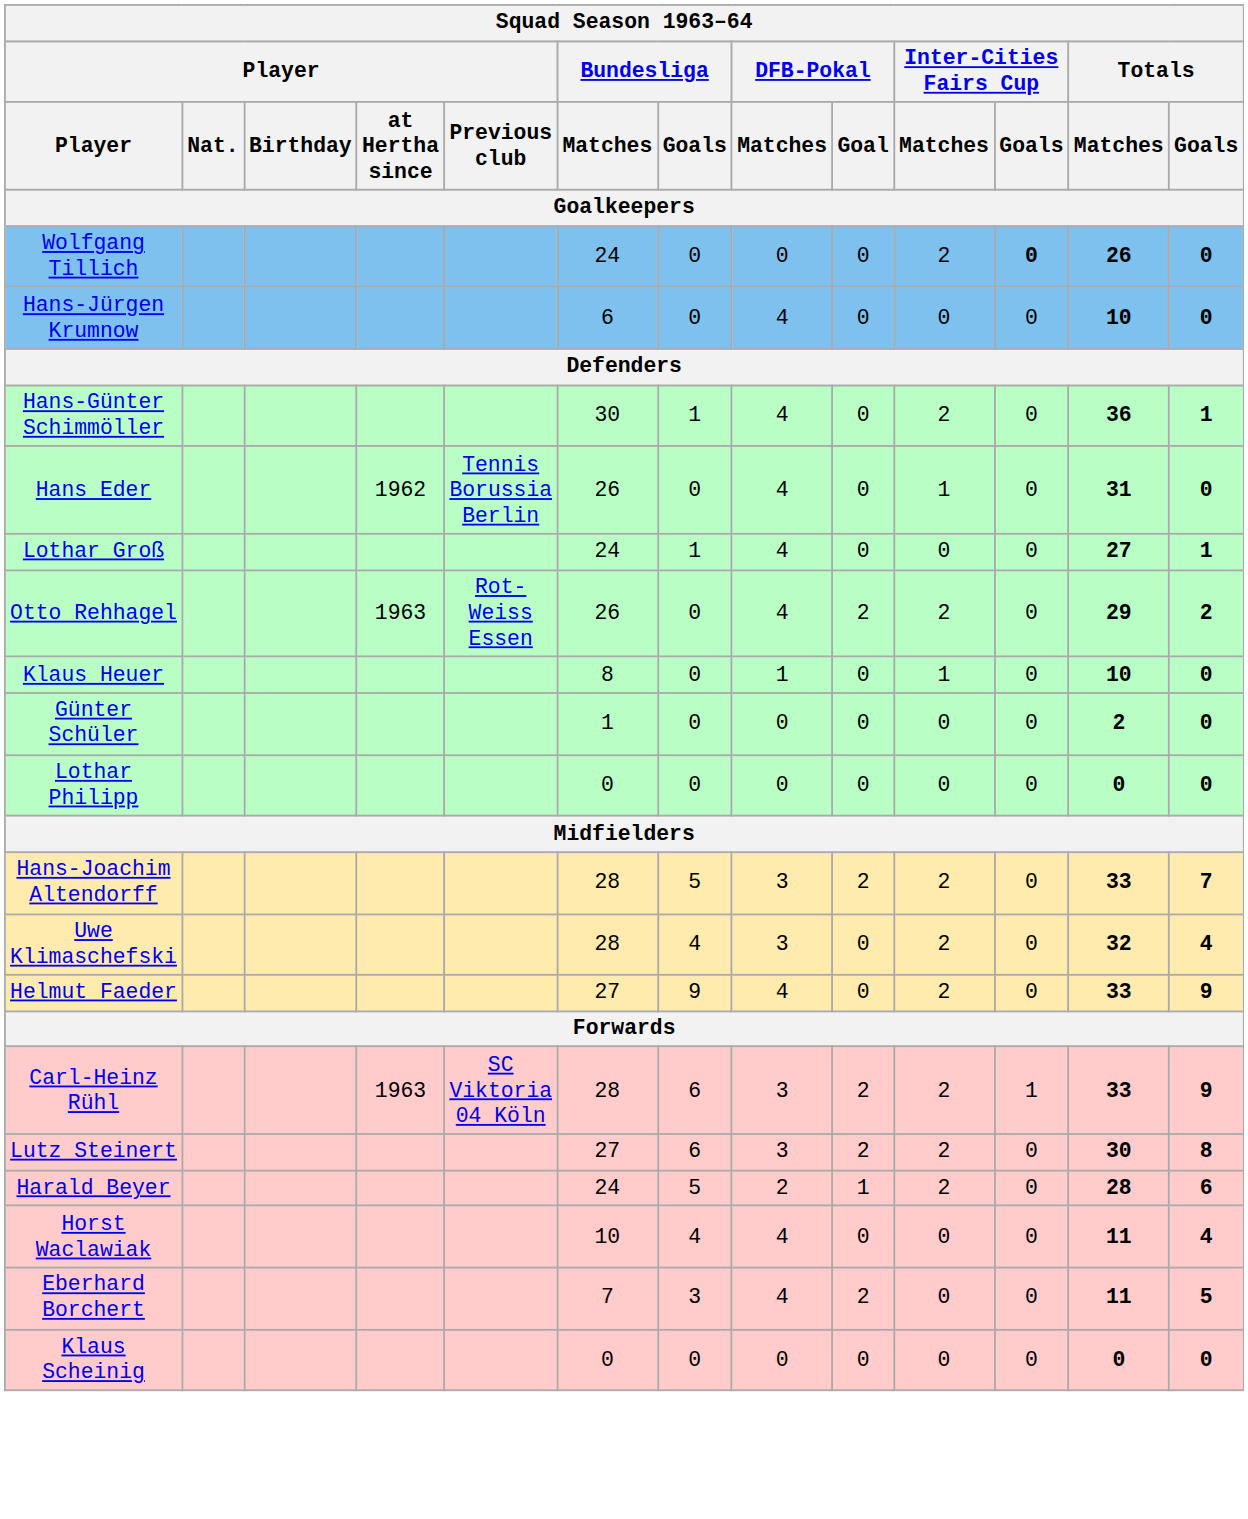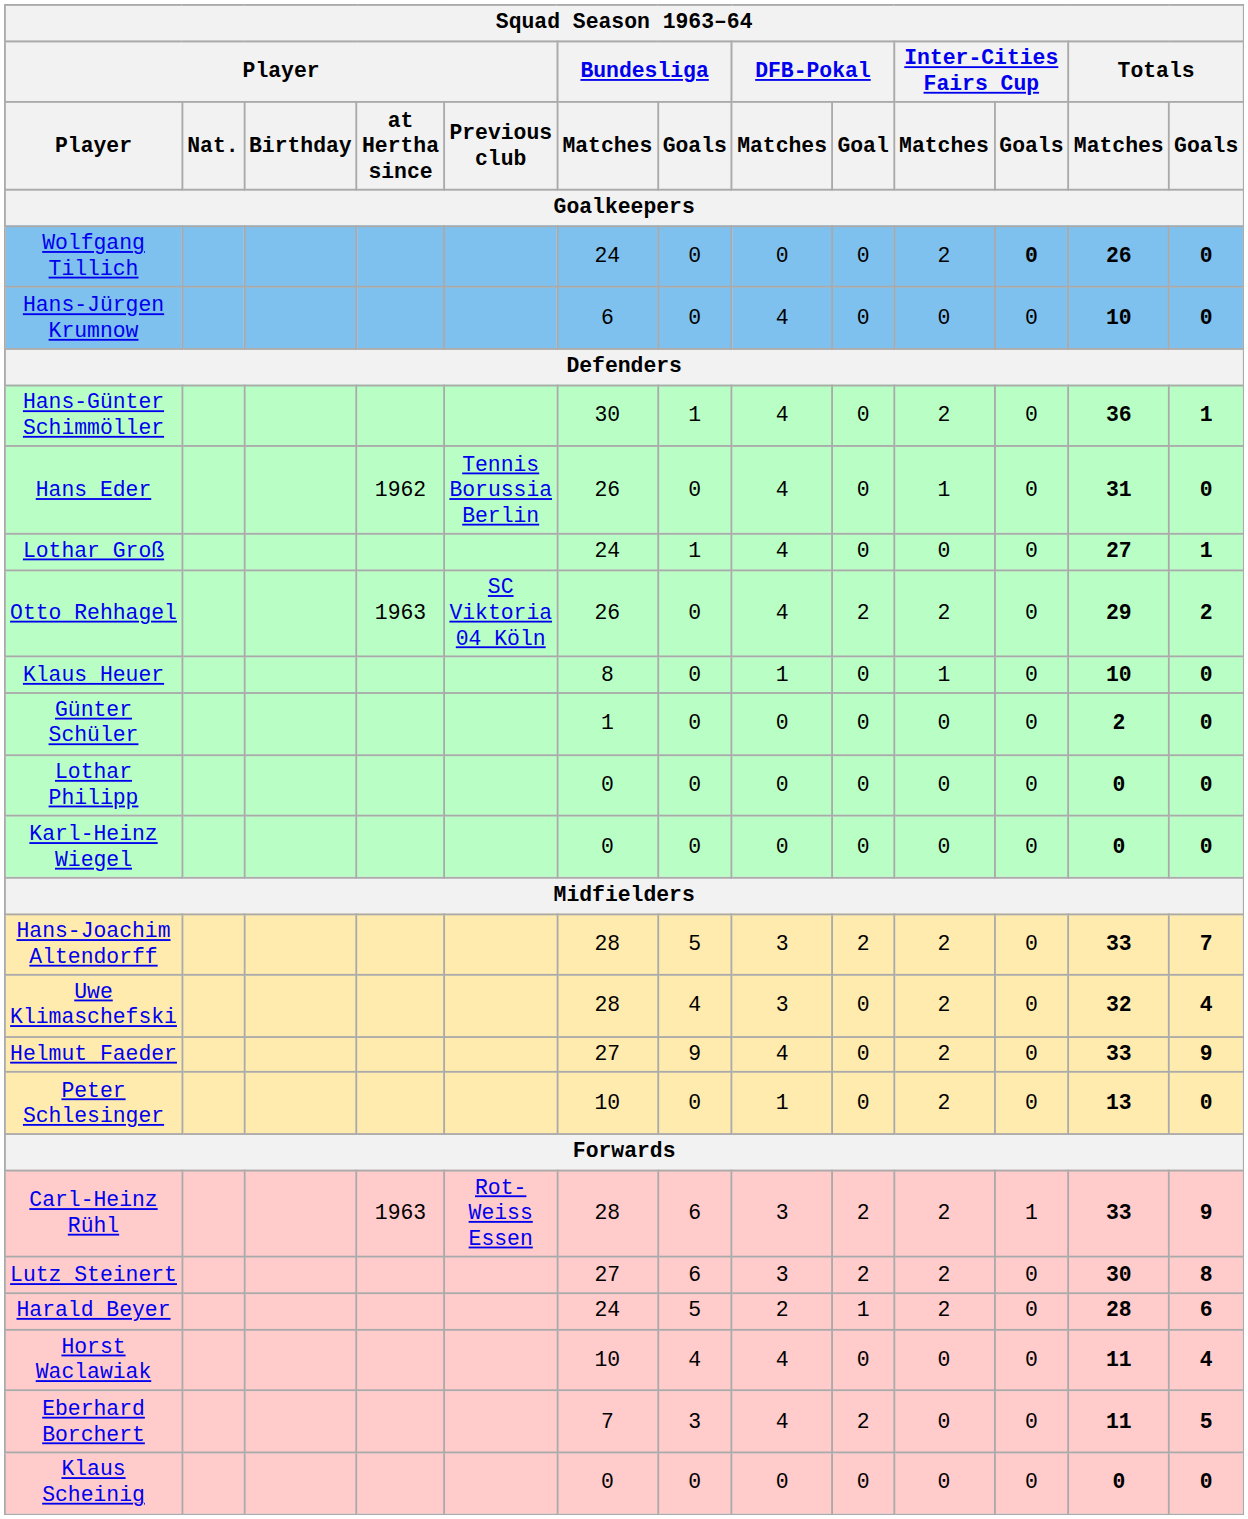(501, 613) Rot-Weiss Essen -> (501, 613) SC Viktoria 04 Köln
+ row: (94, 846)
+ row: (93, 1103)
(501, 1090) SC Viktoria 04 Köln -> (501, 1214) Rot-Weiss Essen
